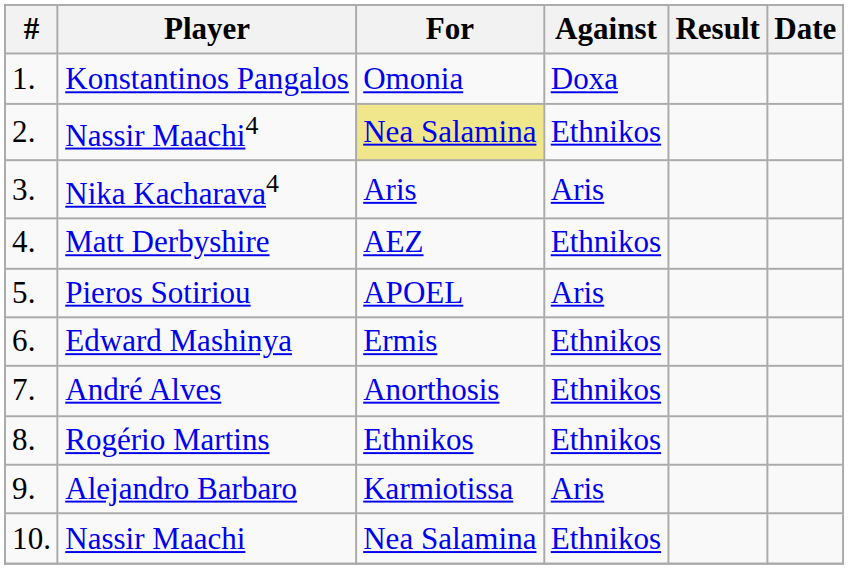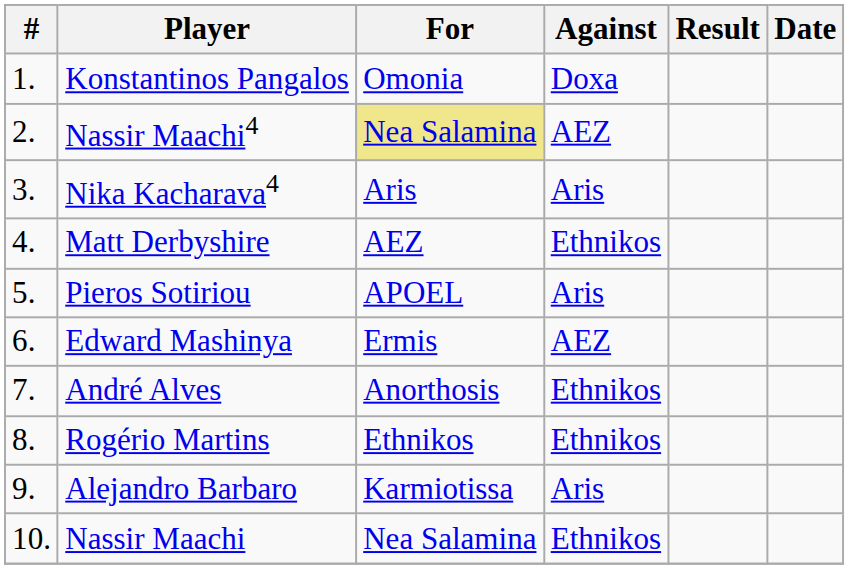(606, 131) Ethnikos -> (581, 131) AEZ
(606, 341) Ethnikos -> (581, 341) AEZ
